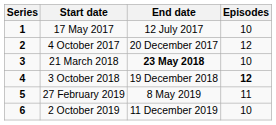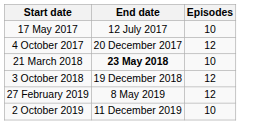- column: (22, 12)
(246, 78) bold -> (210, 78) normal
(246, 95) 11 -> (210, 95) 12
